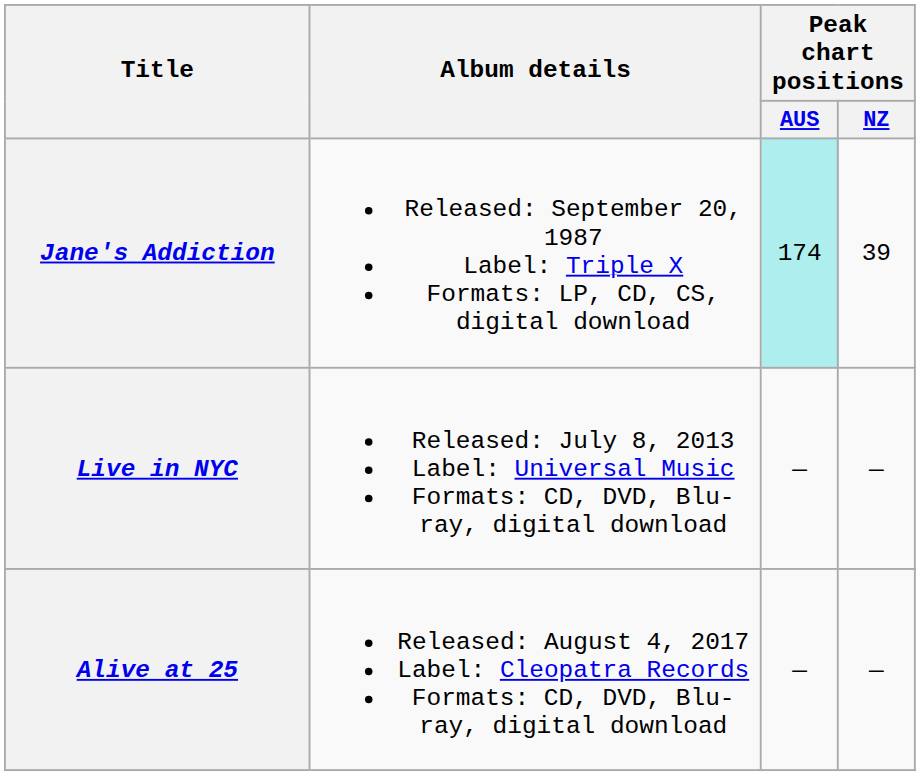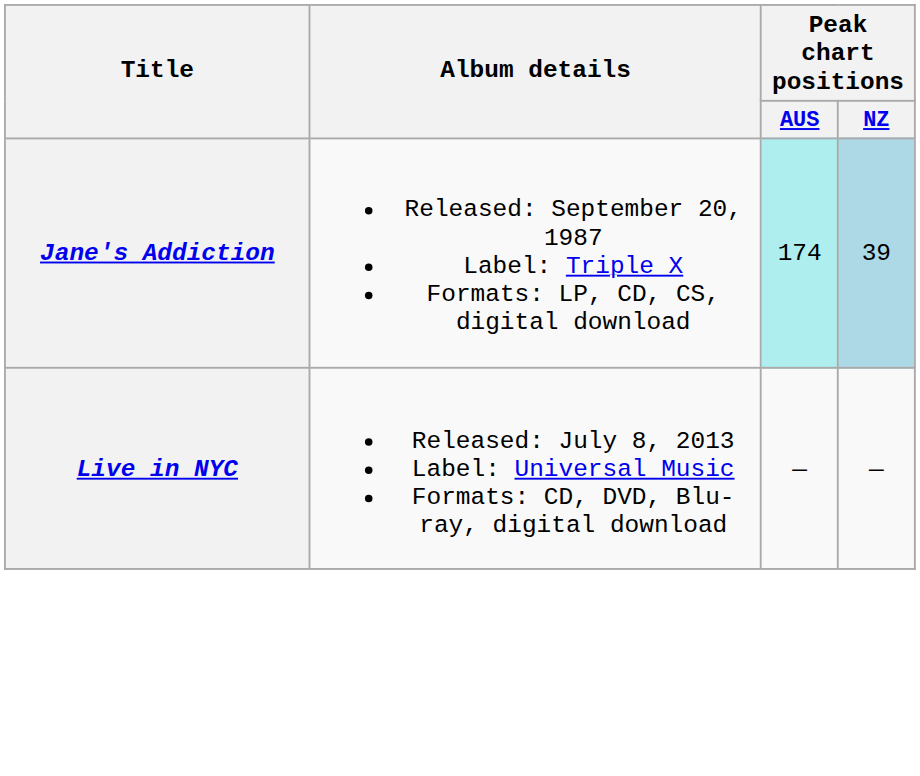(876, 253) no background -> (876, 253) lightblue background
- row: (157, 670)
